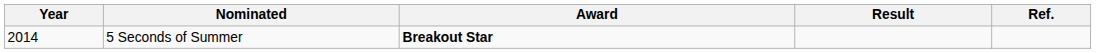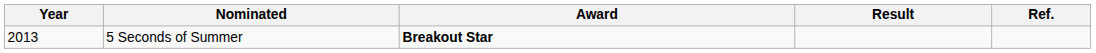(23, 37) 2014 -> (23, 37) 2013
